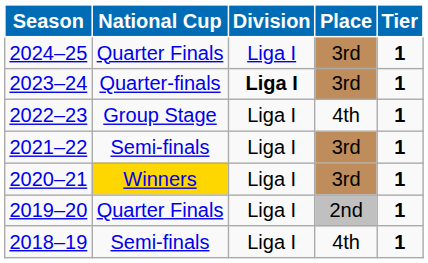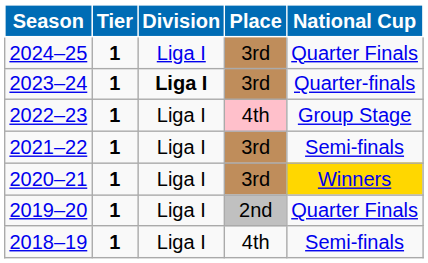columns swapped: (400, 21) <-> (160, 21)
(346, 116) no background -> (256, 116) pink background
